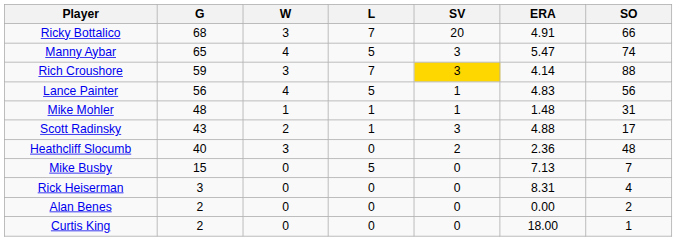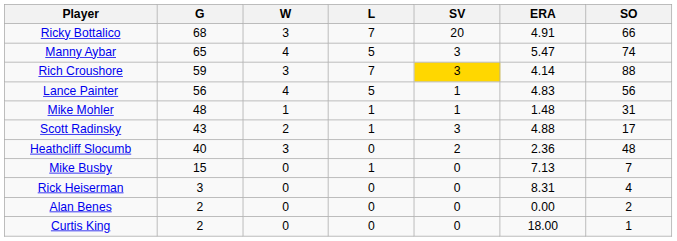(371, 168) 5 -> (371, 168) 1
